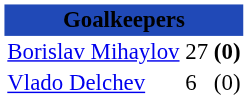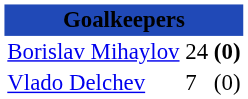(197, 51) 27 -> (197, 51) 24
(191, 82) 6 -> (191, 82) 7
